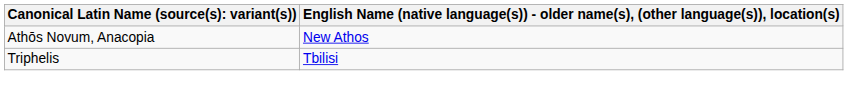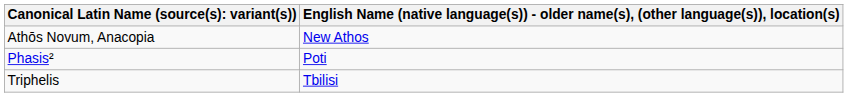+ row: (31, 59)
